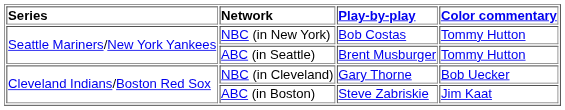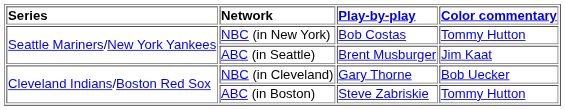(483, 54) Tommy Hutton -> (466, 54) Jim Kaat
(466, 94) Jim Kaat -> (483, 94) Tommy Hutton
